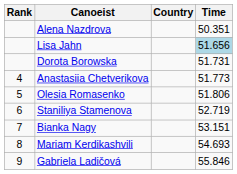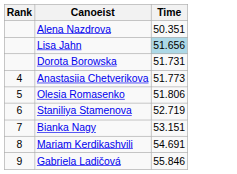- column: (173, 12)
(214, 144) 54.693 -> (169, 144) 54.691
